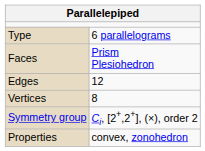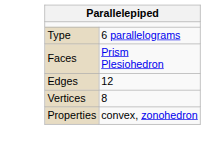- row: (47, 118)
